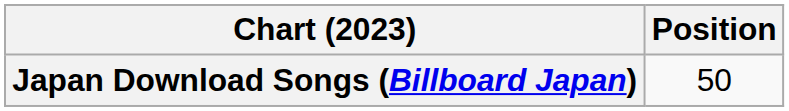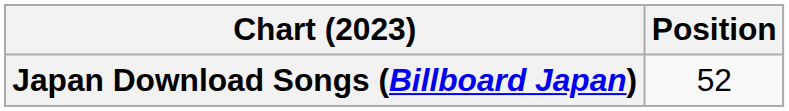(714, 79) 50 -> (714, 79) 52
